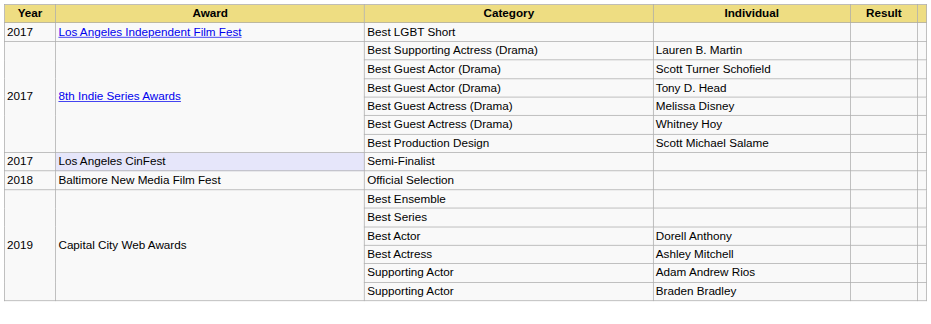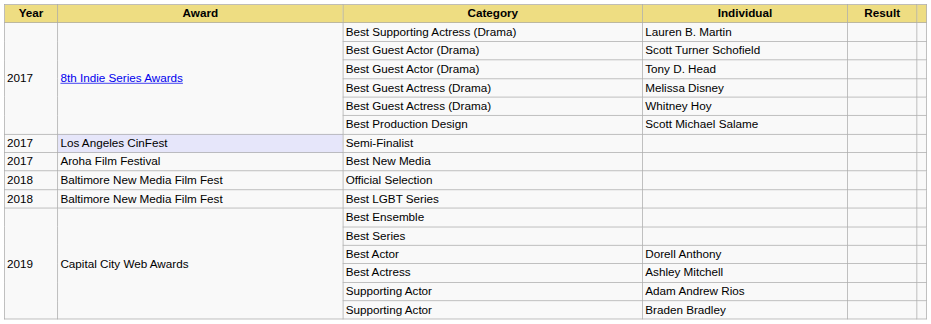- row: (411, 32)
+ row: (388, 161)
+ row: (392, 198)
